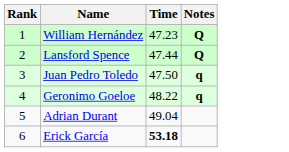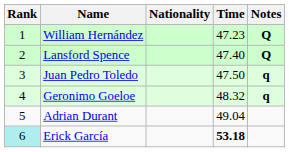+ column: (180, 14)
(164, 55) 47.44 -> (231, 55) 47.40
(164, 95) 48.22 -> (231, 95) 48.32
(22, 136) no background -> (22, 136) paleturquoise background
